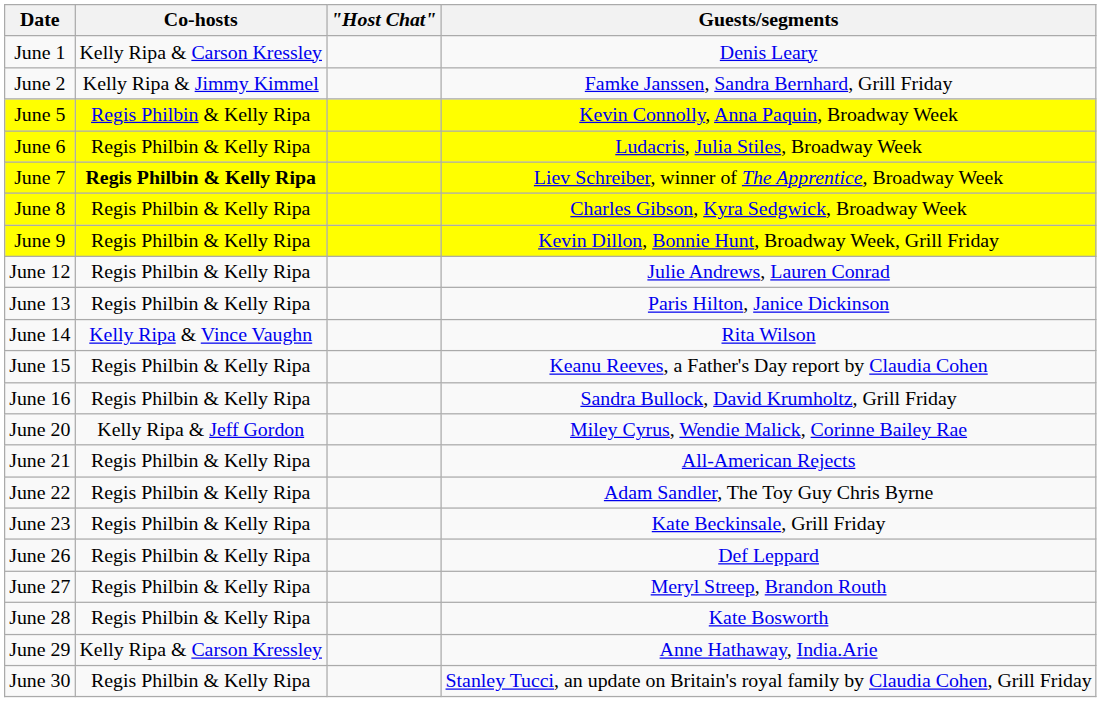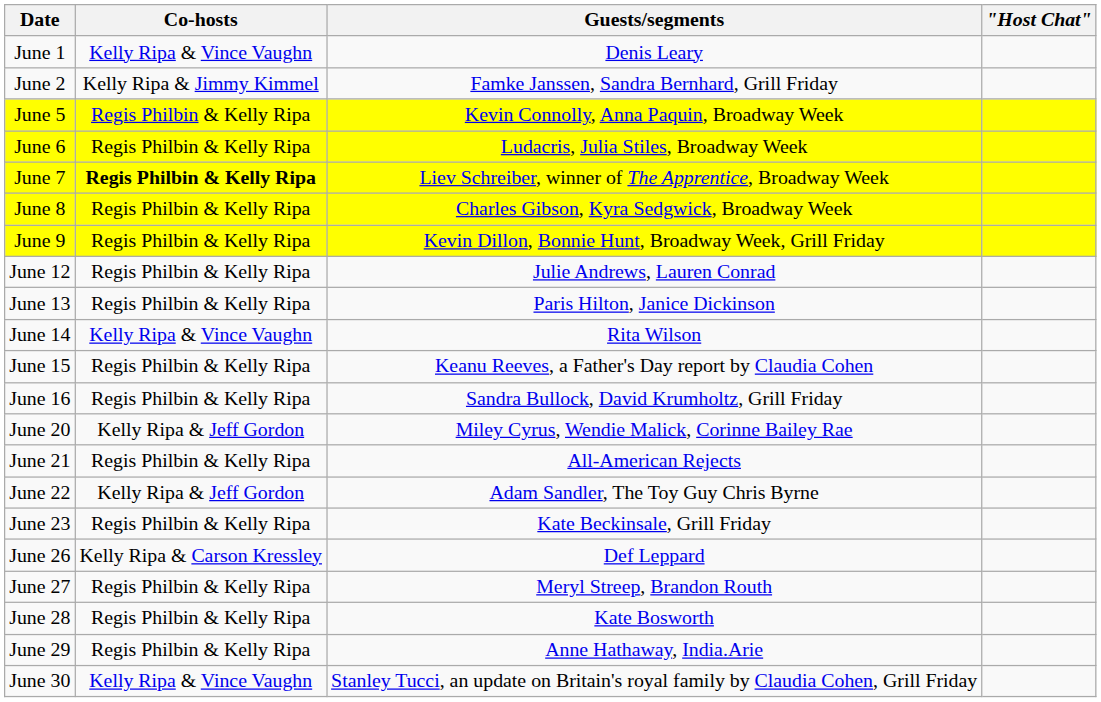columns swapped: (384, 20) <-> (769, 20)
(201, 51) Kelly Ripa & Carson Kressley -> (201, 51) Kelly Ripa & Vince Vaughn
(201, 492) Regis Philbin & Kelly Ripa -> (201, 492) Kelly Ripa & Jeff Gordon
(201, 555) Regis Philbin & Kelly Ripa -> (201, 555) Kelly Ripa & Carson Kressley
(201, 649) Kelly Ripa & Carson Kressley -> (201, 649) Regis Philbin & Kelly Ripa
(201, 680) Regis Philbin & Kelly Ripa -> (201, 680) Kelly Ripa & Vince Vaughn
